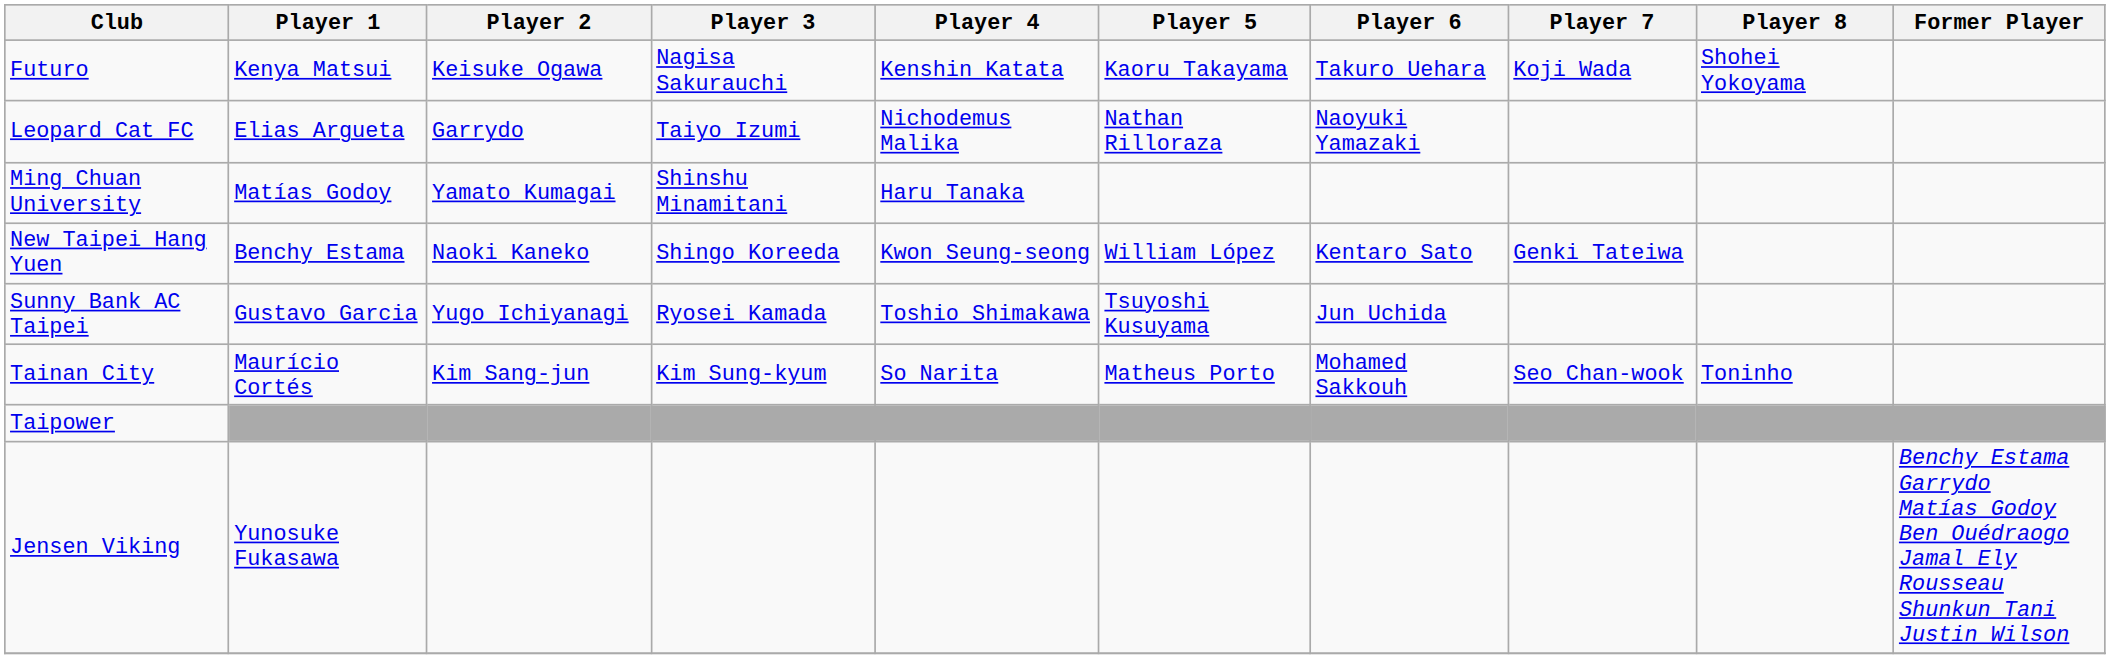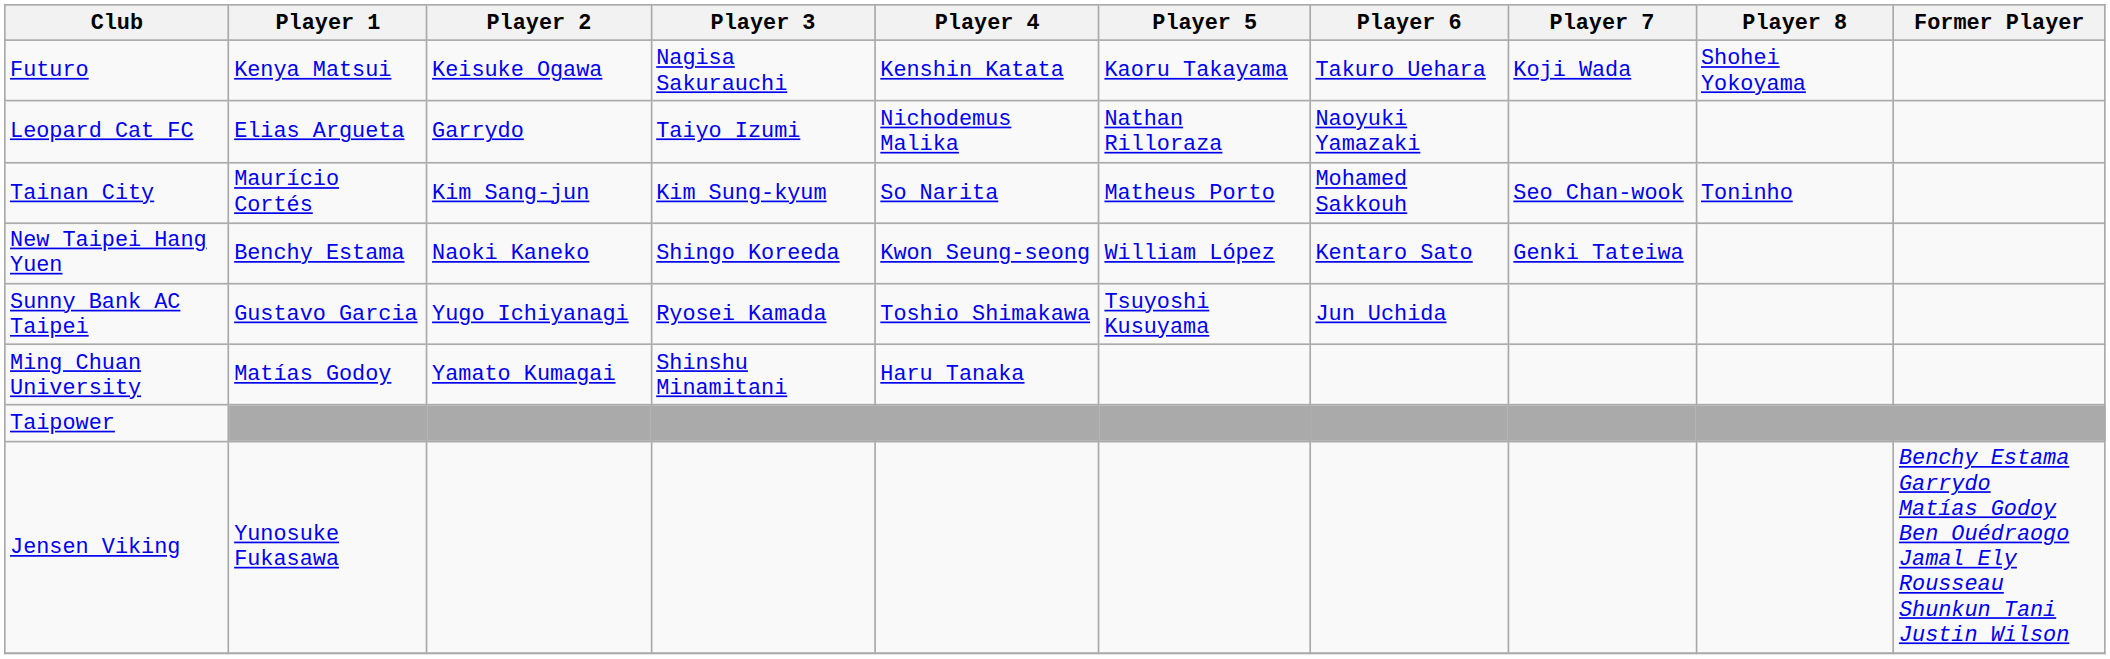rows swapped: (76, 192) <-> (82, 375)
